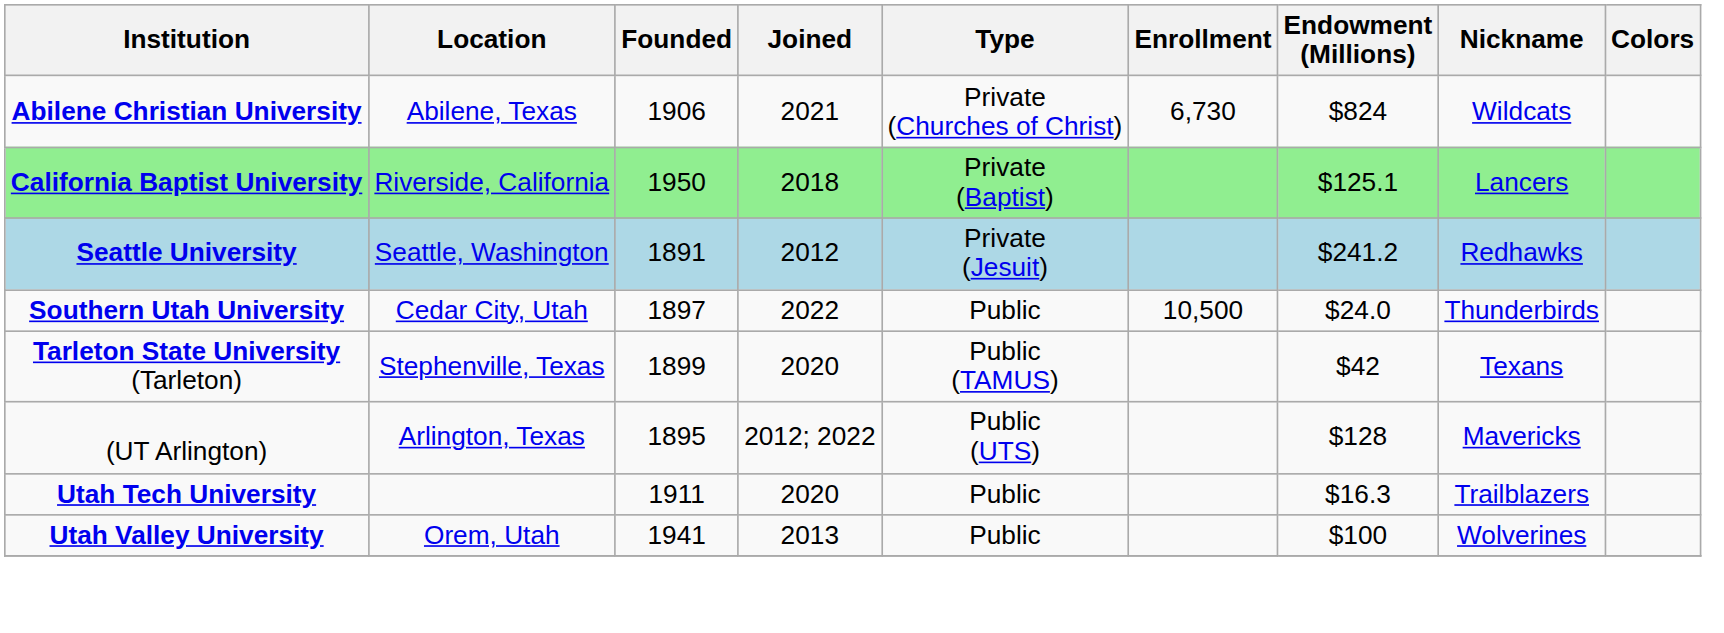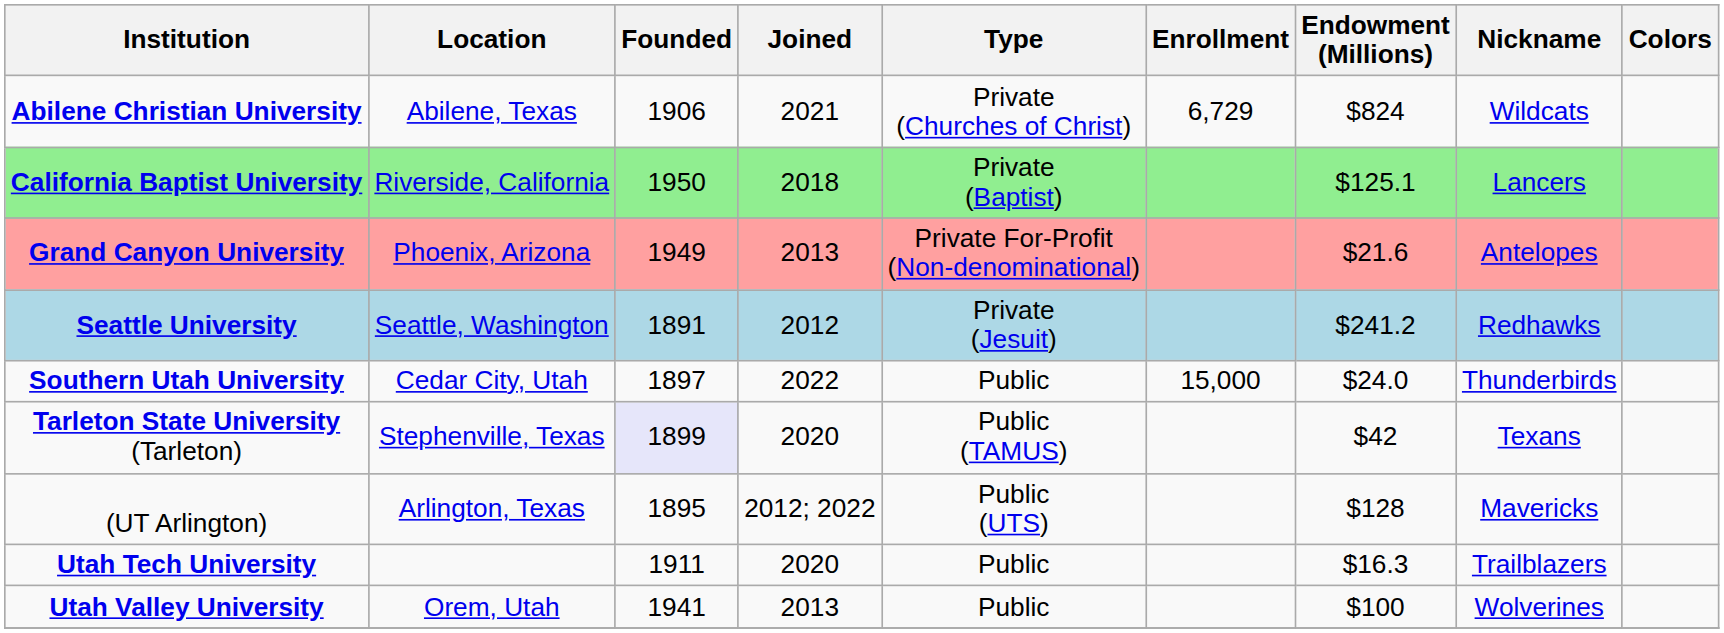(1203, 111) 6,730 -> (1221, 111) 6,729
+ row: (187, 253)
(1203, 309) 10,500 -> (1221, 380) 15,000
(677, 366) no background -> (677, 437) lavender background
